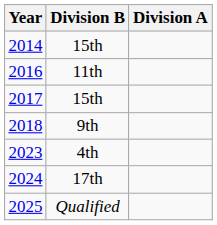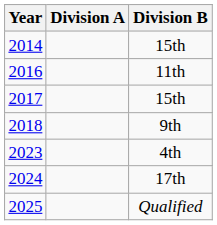columns swapped: (170, 17) <-> (88, 17)
